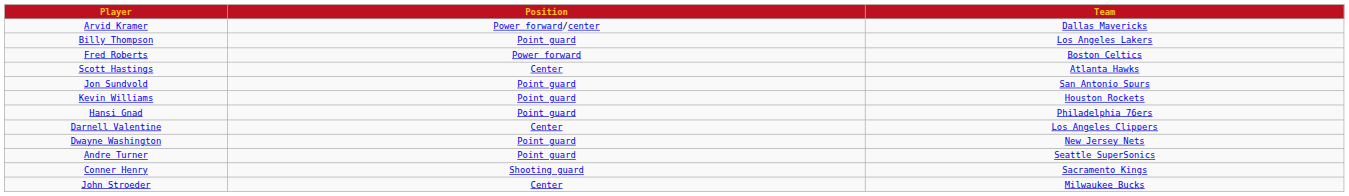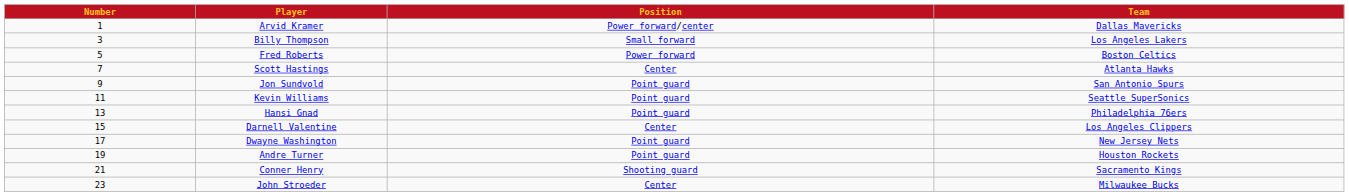+ column: (100, 12)
(547, 40) Point guard -> (660, 40) Small forward
(1105, 98) Houston Rockets -> (1139, 98) Seattle SuperSonics
(1105, 156) Seattle SuperSonics -> (1139, 156) Houston Rockets
